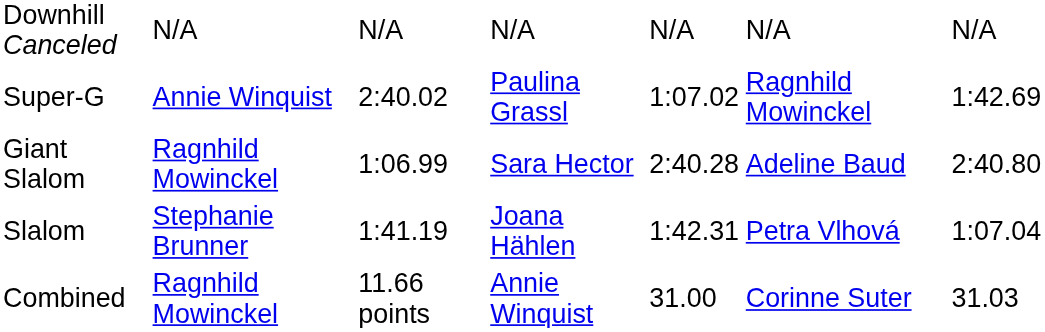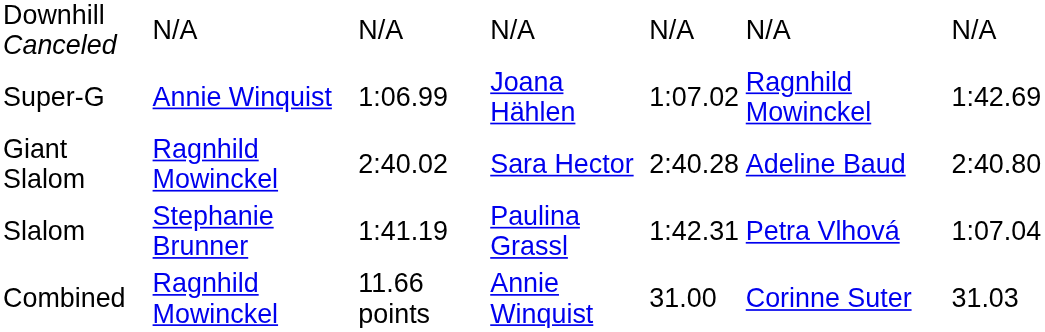(403, 97) 2:40.02 -> (403, 97) 1:06.99
(535, 97) Paulina Grassl -> (533, 97) Joana Hählen
(403, 164) 1:06.99 -> (403, 164) 2:40.02
(533, 231) Joana Hählen -> (535, 231) Paulina Grassl
